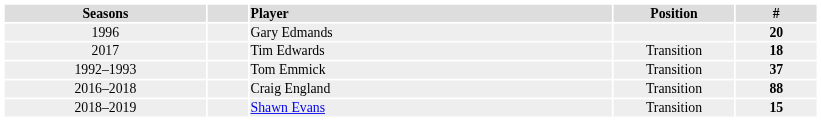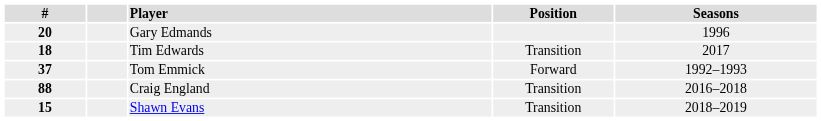columns swapped: (776, 13) <-> (105, 13)
(674, 70) Transition -> (553, 70) Forward
